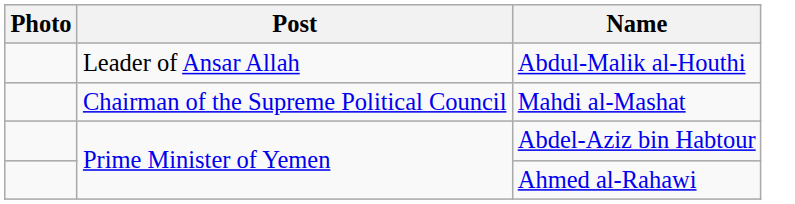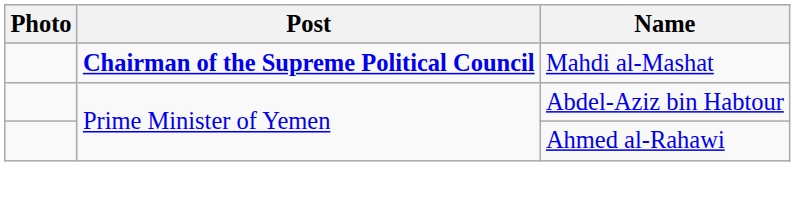- row: (632, 62)
(295, 101) normal -> (309, 62) bold
